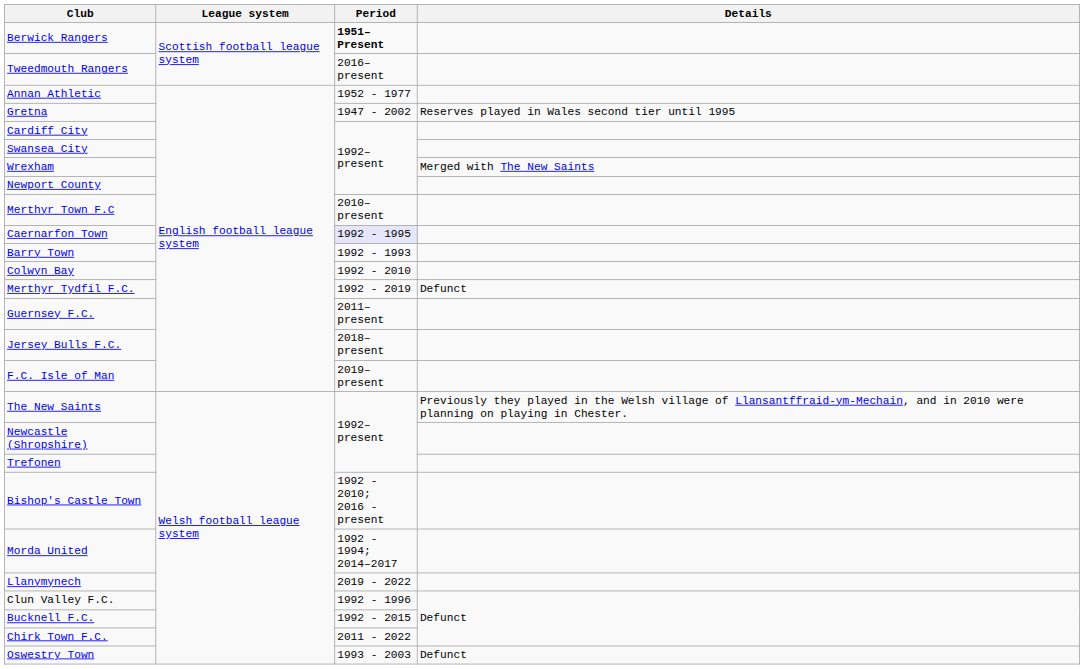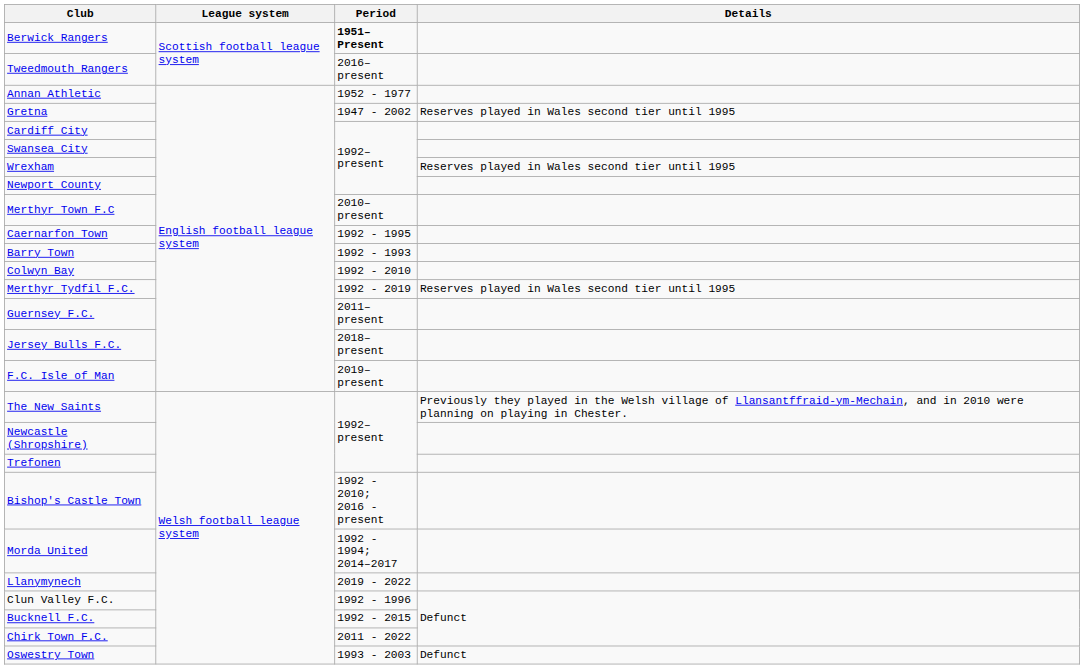(507, 167) Merged with The New Saints -> (578, 167) Reserves played in Wales second tier until 1995
(374, 234) lavender background -> (374, 234) no background
(443, 289) Defunct -> (578, 289) Reserves played in Wales second tier until 1995
